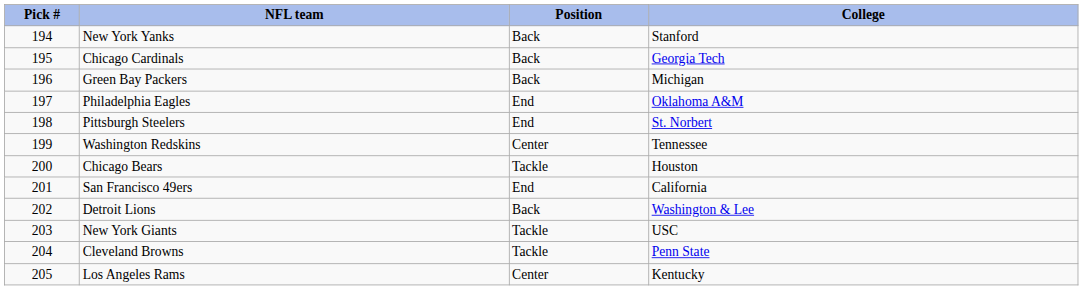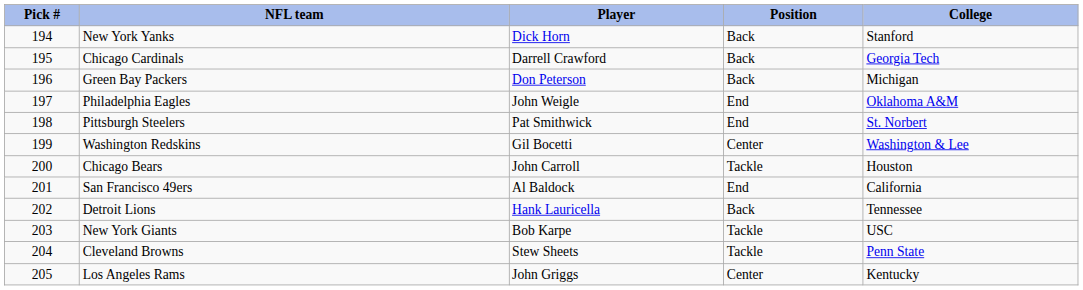+ column: (616, 15)
(680, 144) Tennessee -> (918, 144) Washington & Lee
(703, 209) Washington & Lee -> (894, 209) Tennessee
